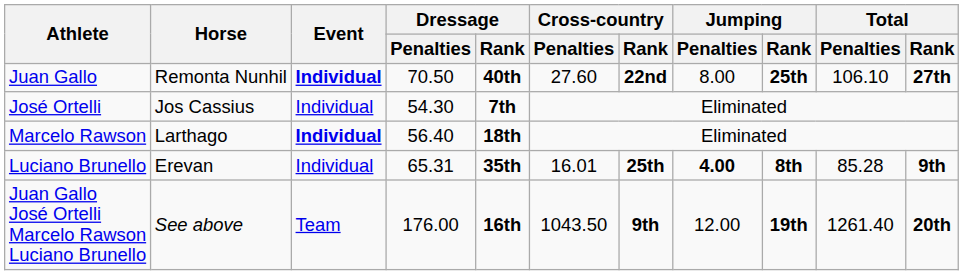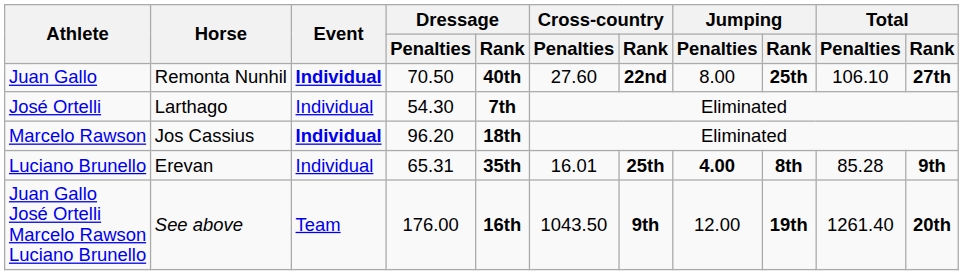(204, 107) Jos Cassius -> (191, 107) Larthago
(191, 136) Larthago -> (204, 136) Jos Cassius
(431, 136) 56.40 -> (431, 136) 96.20
